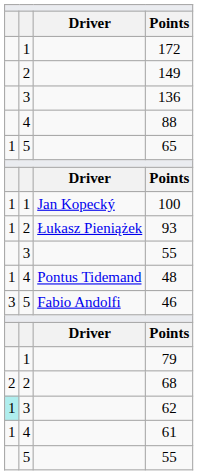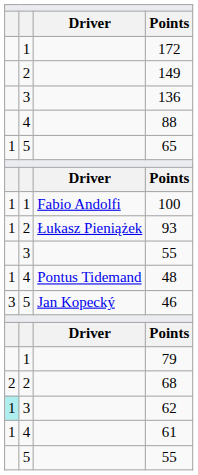(76, 203) Jan Kopecký -> (79, 203) Fabio Andolfi
(79, 302) Fabio Andolfi -> (76, 302) Jan Kopecký
